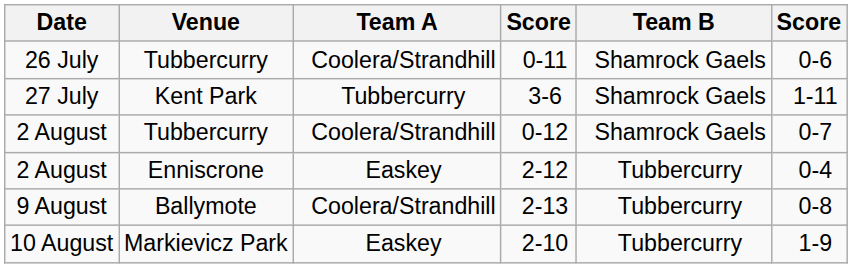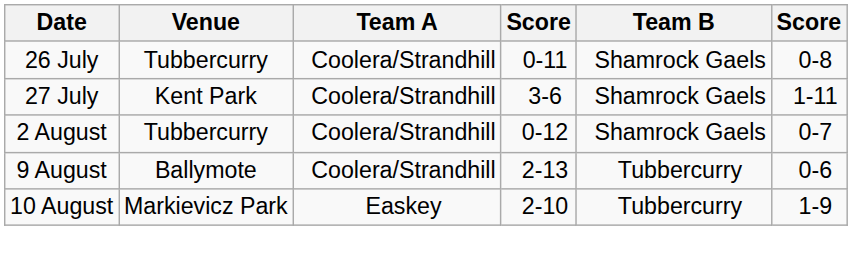(809, 59) 0-6 -> (809, 59) 0-8
(397, 96) Tubbercurry -> (397, 96) Coolera/Strandhill
- row: (539, 170)
(809, 206) 0-8 -> (809, 170) 0-6
